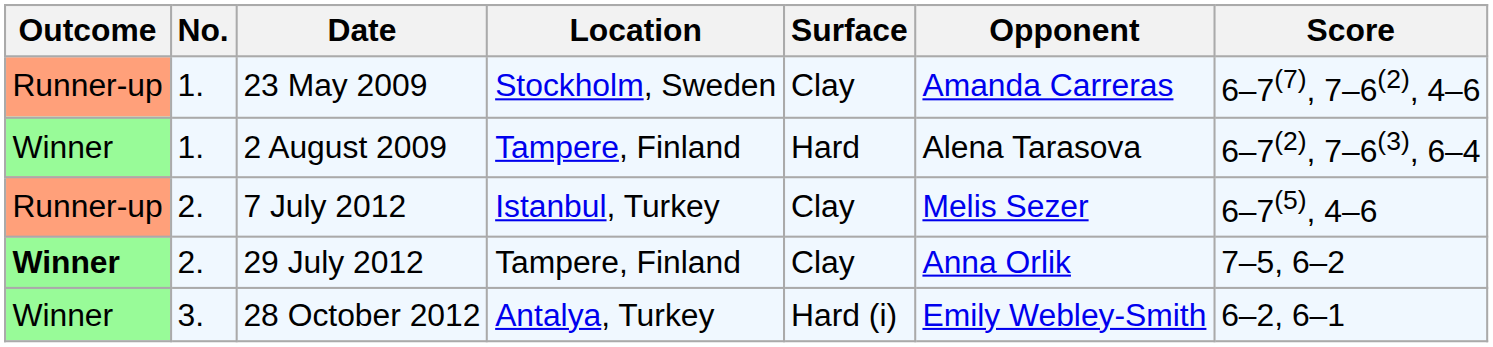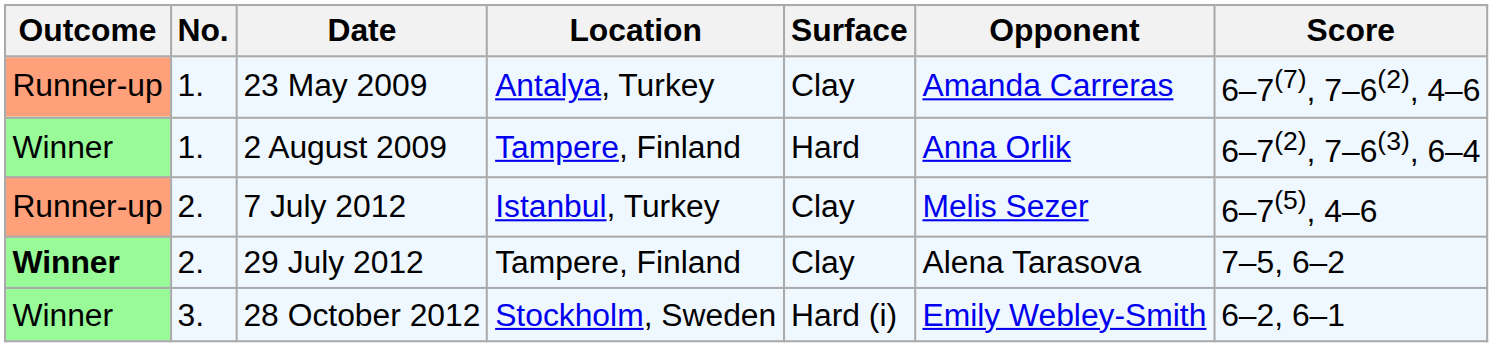(636, 85) Stockholm, Sweden -> (605, 85) Antalya, Turkey
(1032, 145) Alena Tarasova -> (997, 145) Anna Orlik
(997, 262) Anna Orlik -> (1032, 262) Alena Tarasova
(605, 313) Antalya, Turkey -> (636, 313) Stockholm, Sweden
